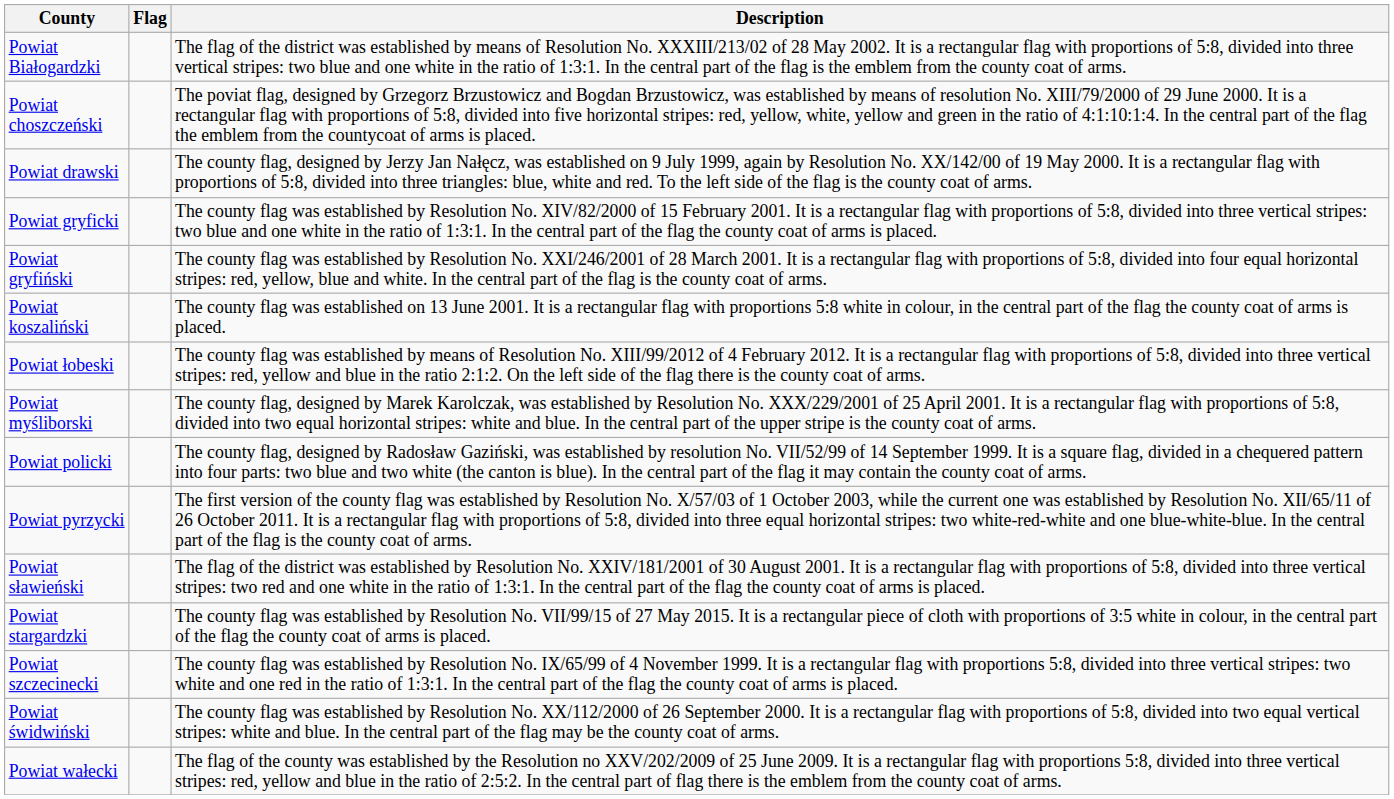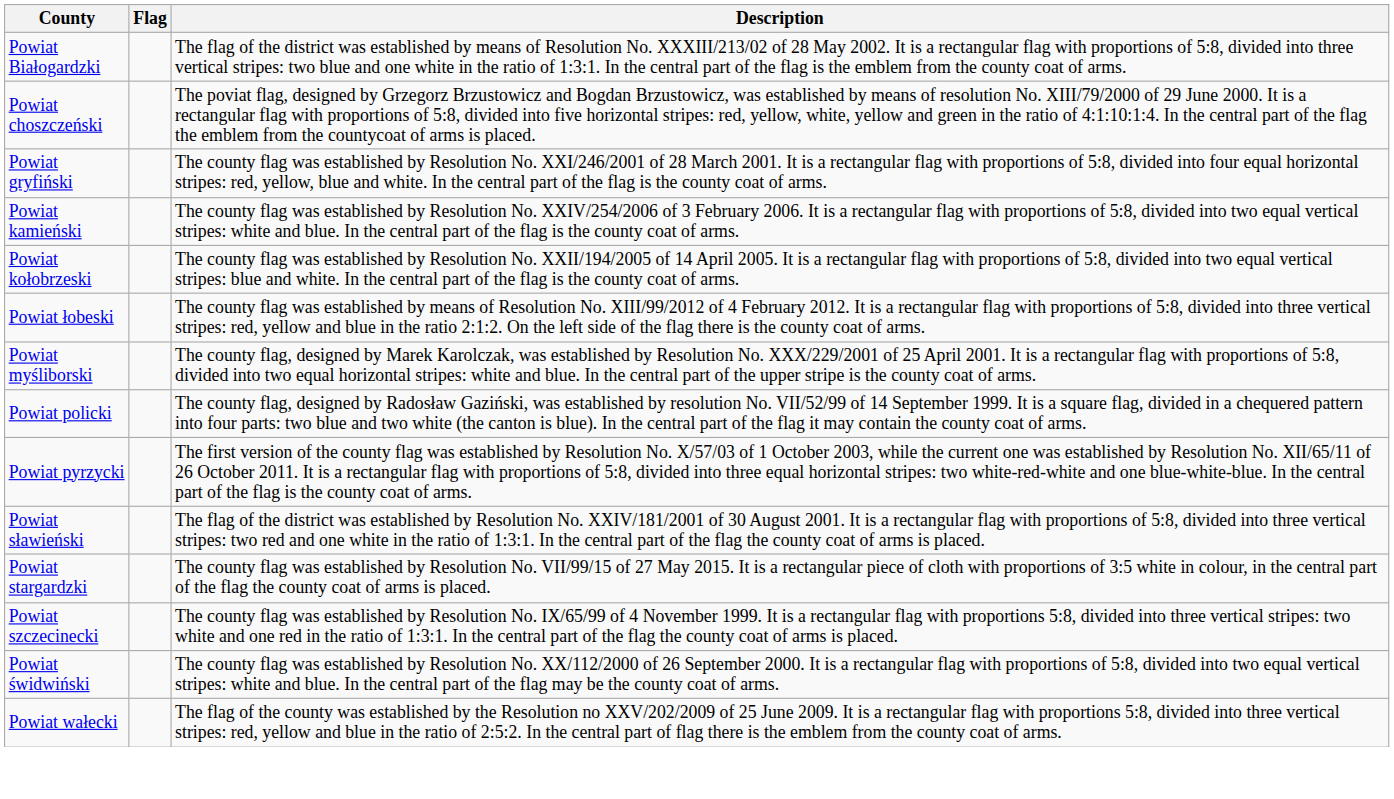- row: (64, 173)
- row: (64, 221)
+ row: (45, 221)
+ row: (50, 269)
- row: (49, 317)
